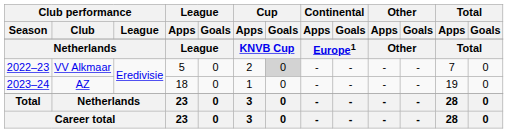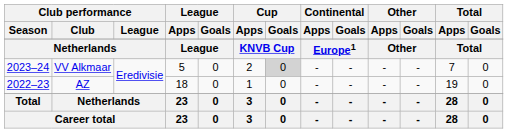(28, 67) 2022–23 -> (28, 67) 2023–24
(28, 85) 2023–24 -> (28, 85) 2022–23
